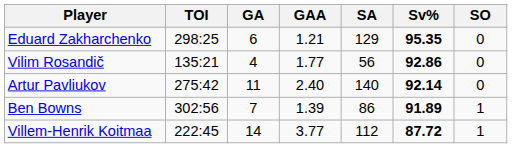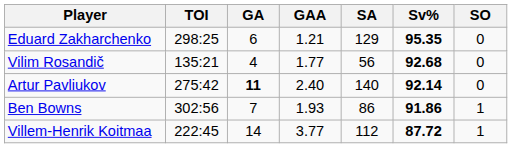(424, 62) 92.86 -> (424, 62) 92.68
(253, 85) normal -> (253, 85) bold
(310, 108) 1.39 -> (310, 108) 1.93
(424, 108) 91.89 -> (424, 108) 91.86
